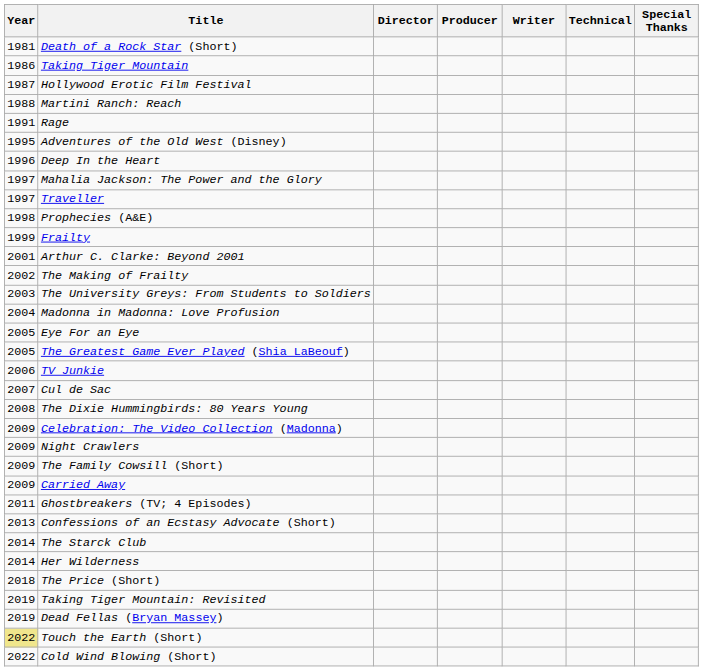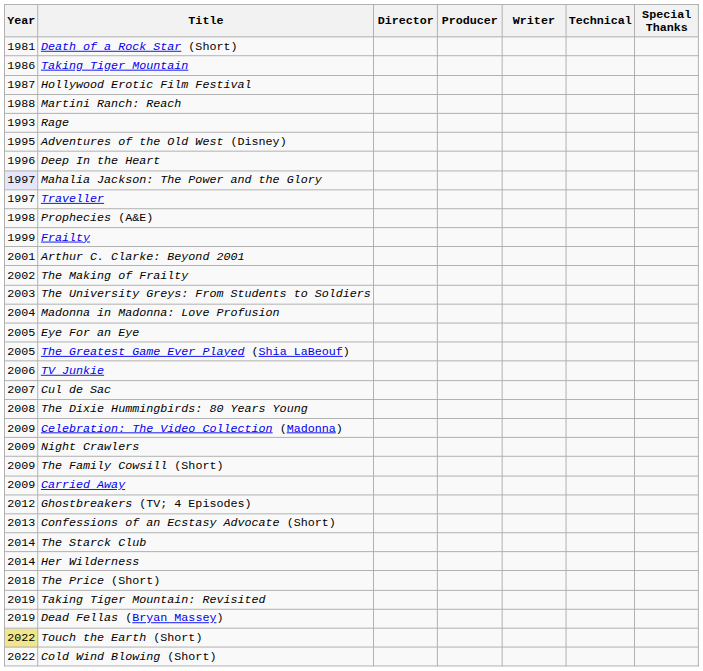(21, 123) 1991 -> (21, 123) 1993
(21, 180) no background -> (21, 180) lavender background
(21, 504) 2011 -> (21, 504) 2012
